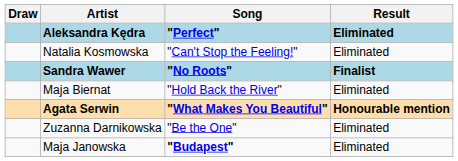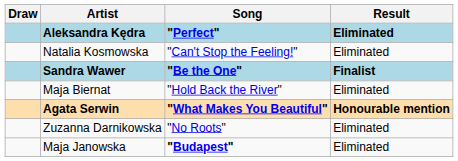(200, 71) "No Roots" -> (205, 71) "Be the One"
(202, 128) "Be the One" -> (197, 128) "No Roots"
